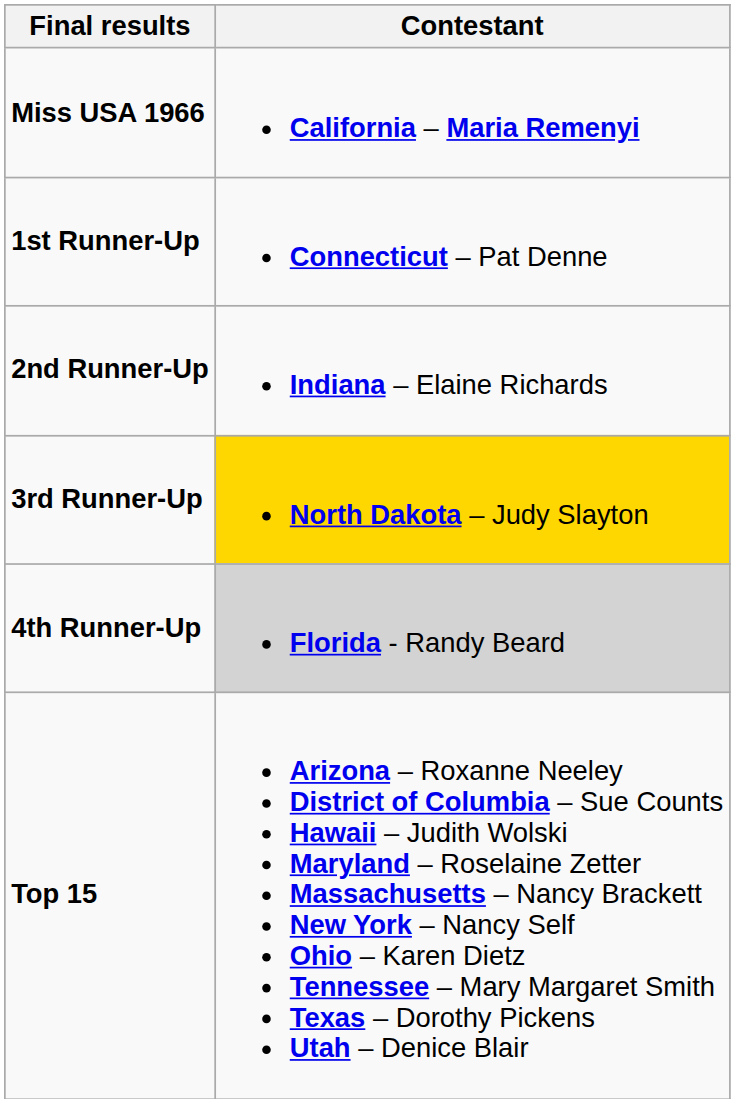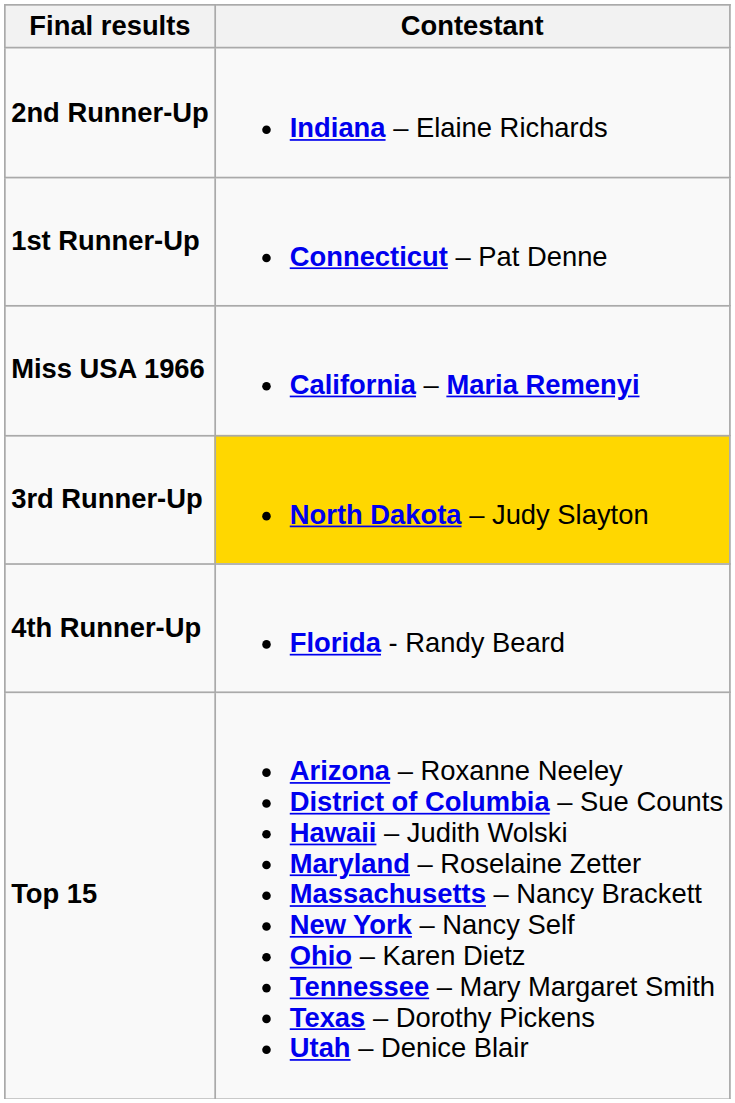rows swapped: (108, 112) <-> (110, 370)
(472, 644) lightgrey background -> (472, 644) no background
